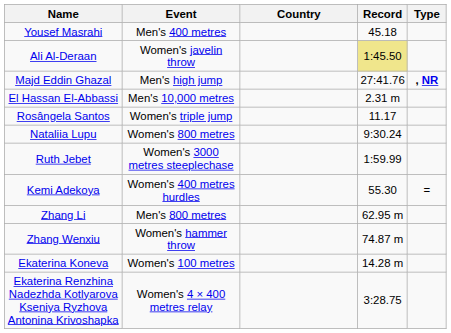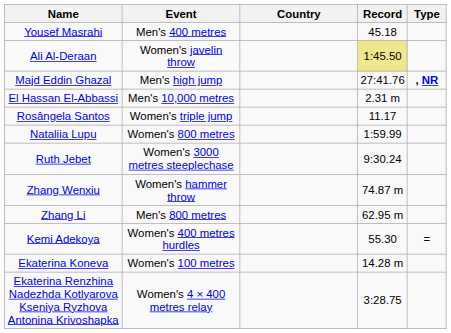(383, 135) 9:30.24 -> (383, 135) 1:59.99
(383, 159) 1:59.99 -> (383, 159) 9:30.24
rows swapped: (63, 190) <-> (63, 239)
